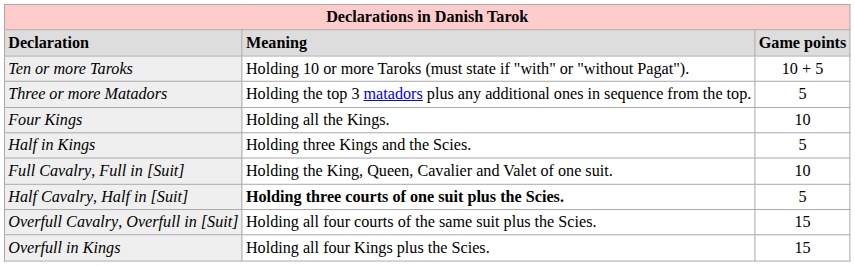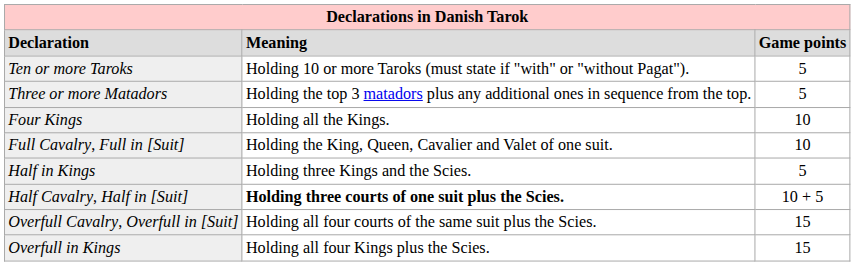(803, 68) 10 + 5 -> (803, 68) 5
rows swapped: (52, 145) <-> (96, 171)
(803, 196) 5 -> (803, 196) 10 + 5
